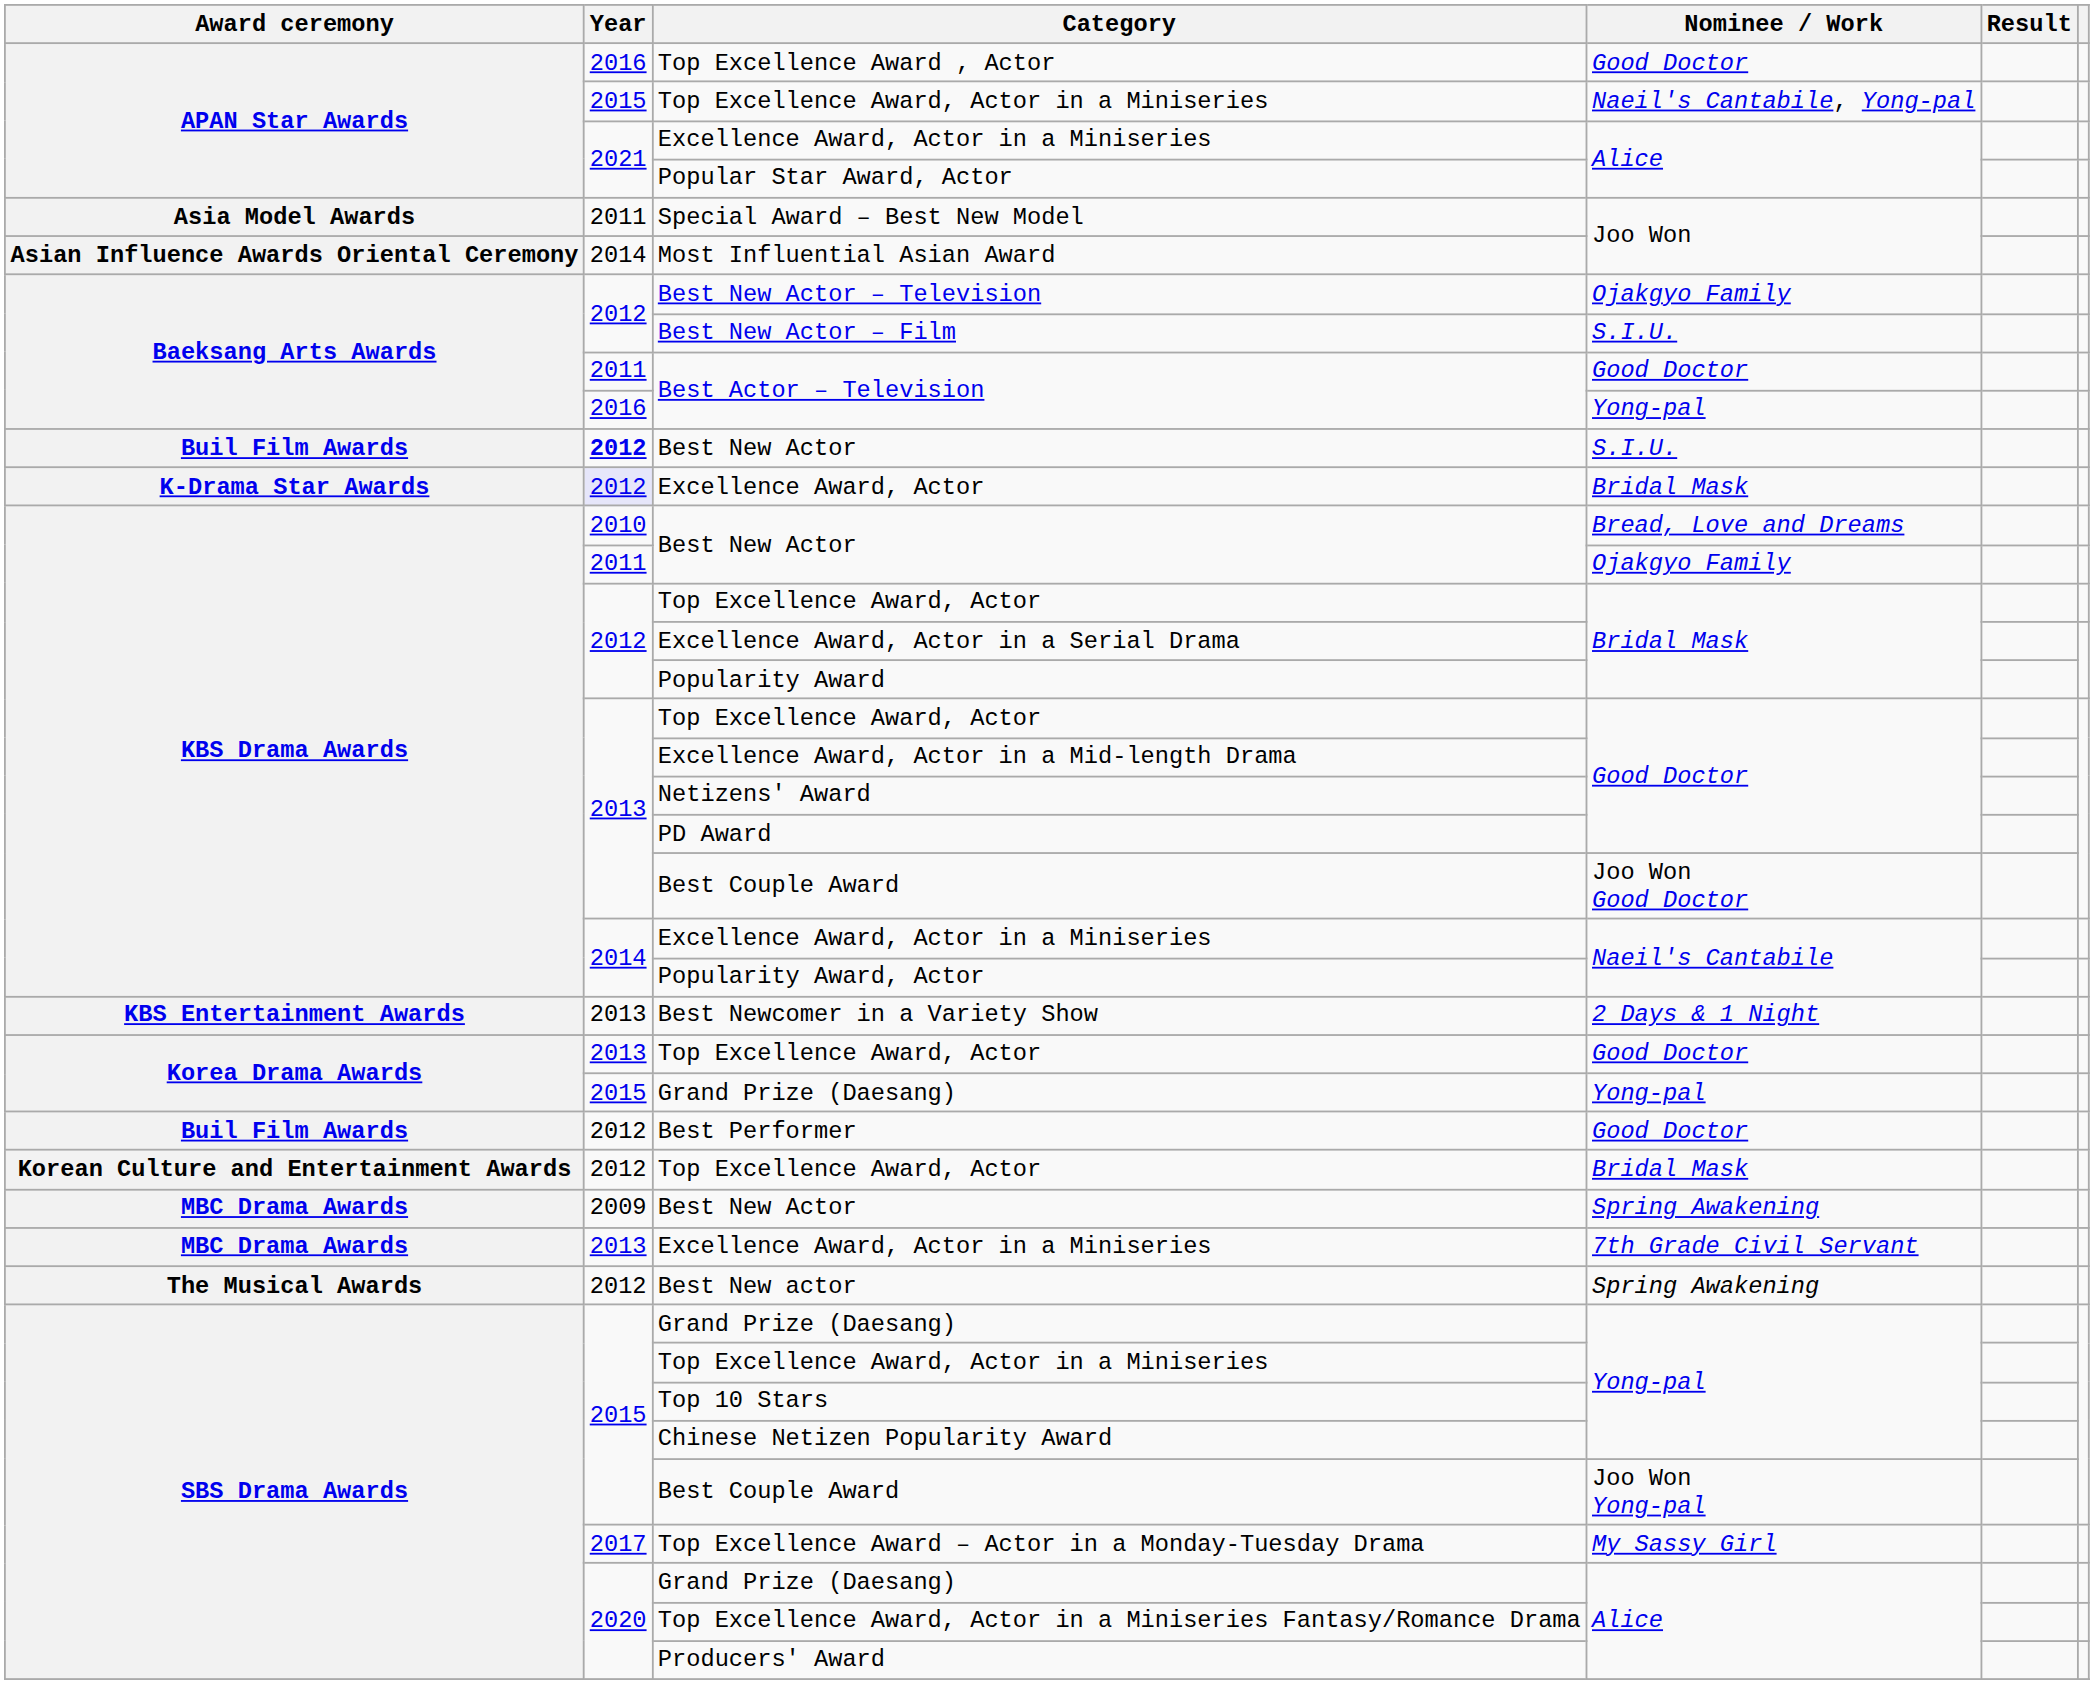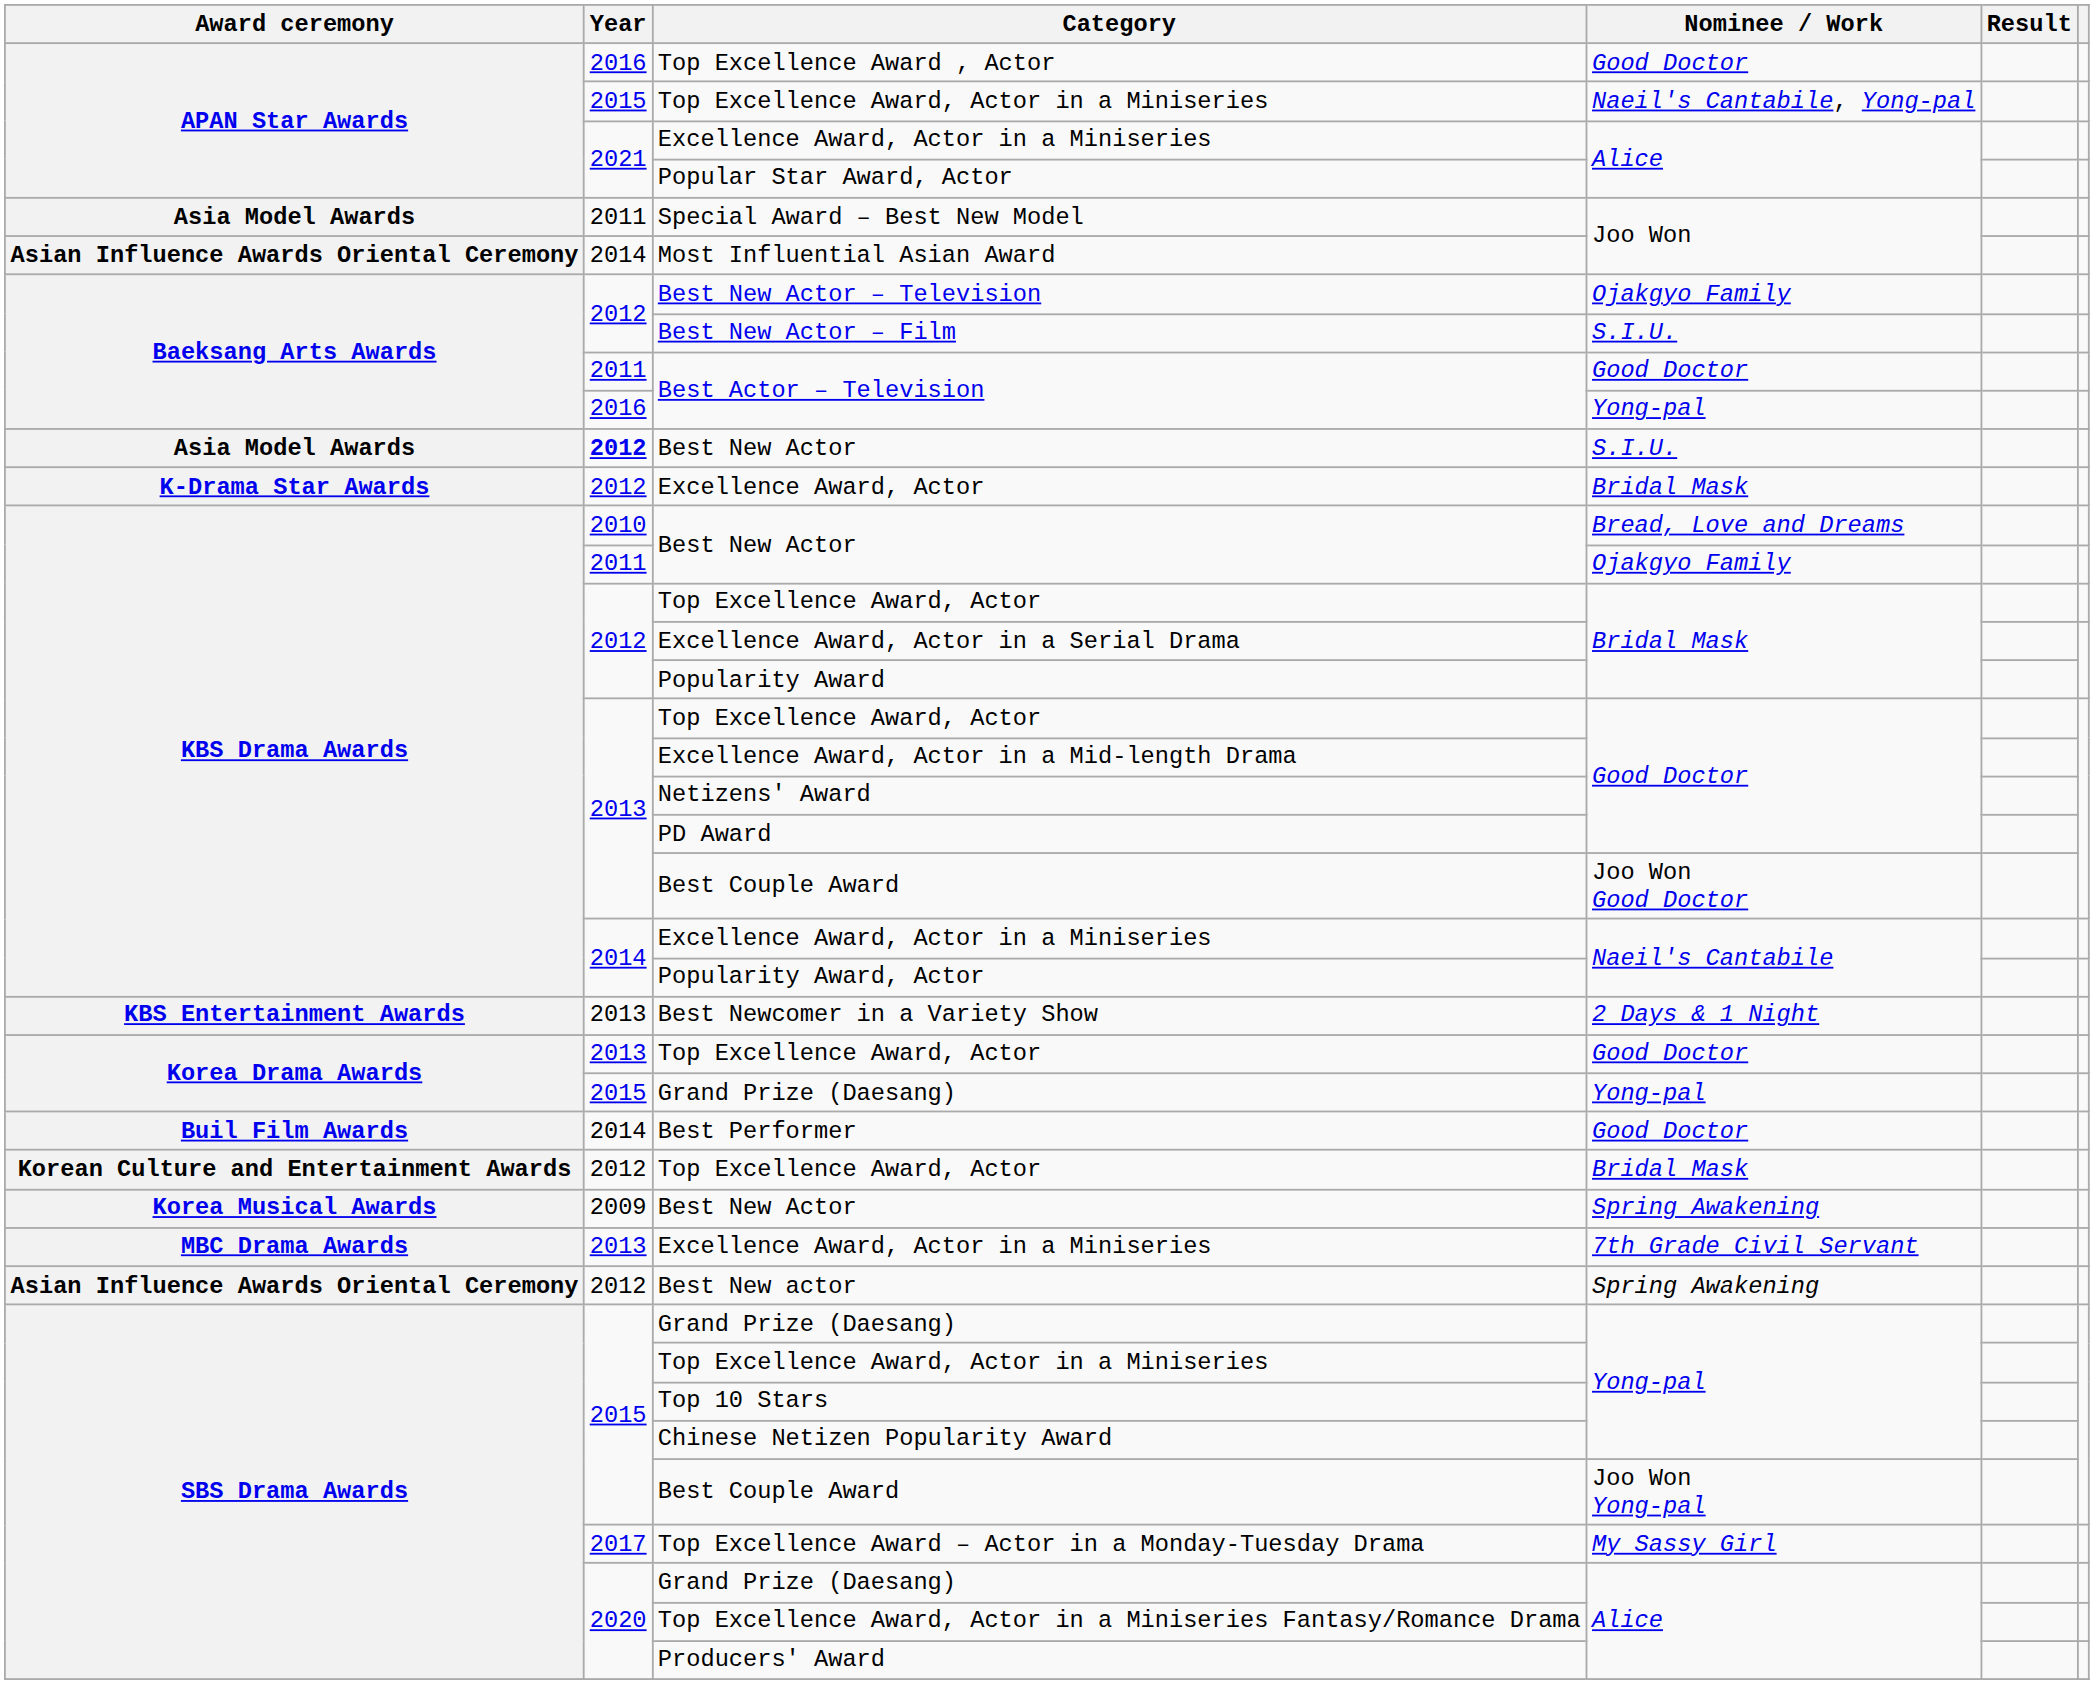(295, 448) Buil Film Awards -> (295, 448) Asia Model Awards
(618, 487) lavender background -> (618, 487) no background
(618, 1131) 2012 -> (618, 1131) 2014
(295, 1208) MBC Drama Awards -> (295, 1208) Korea Musical Awards
(295, 1285) The Musical Awards -> (295, 1285) Asian Influence Awards Oriental Ceremony
